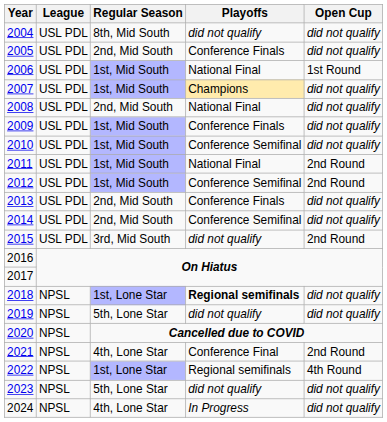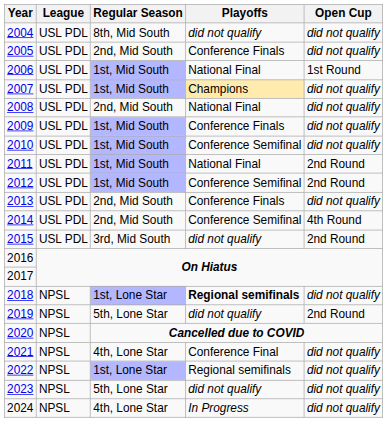(343, 220) did not qualify -> (334, 220) 4th Round
(343, 314) did not qualify -> (336, 314) 2nd Round
(336, 351) 2nd Round -> (343, 351) did not qualify
(334, 370) 4th Round -> (343, 370) did not qualify
